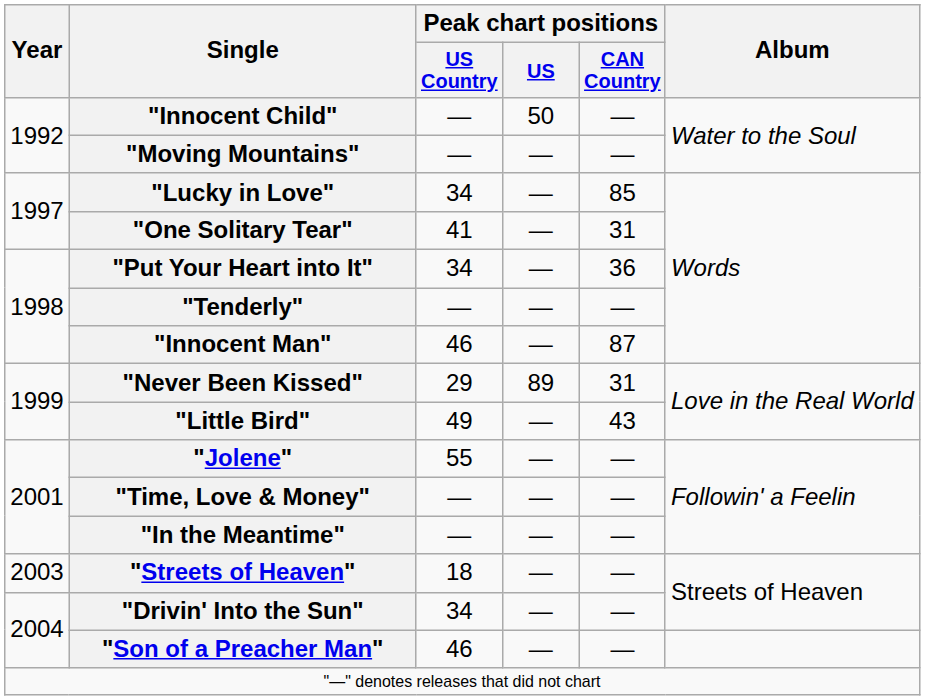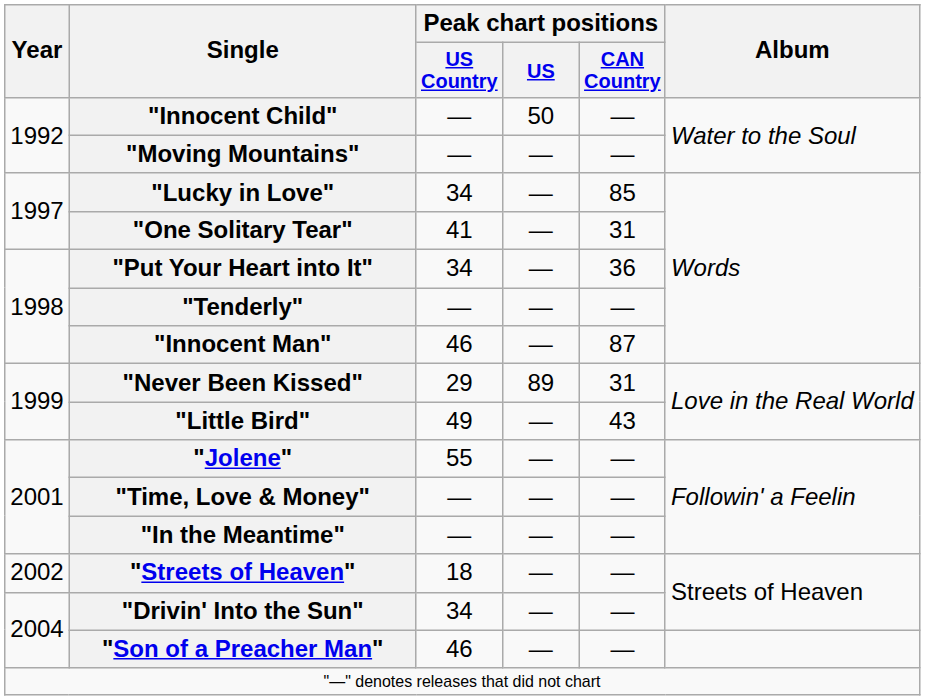(37, 572) 2003 -> (37, 572) 2002
